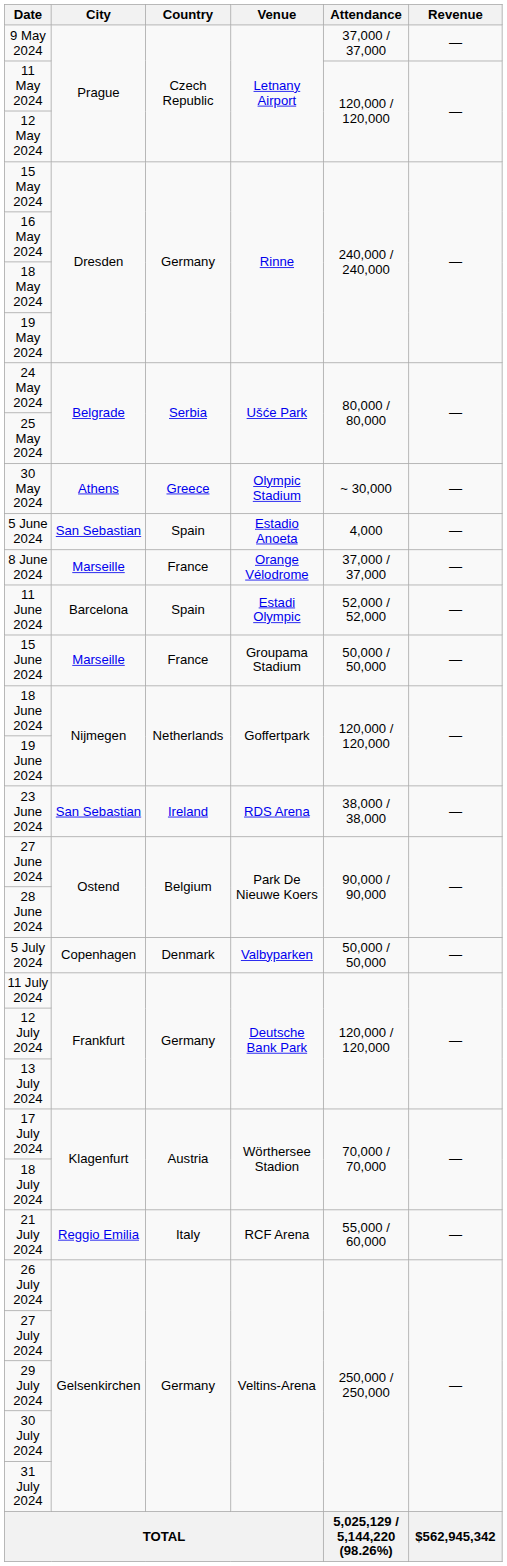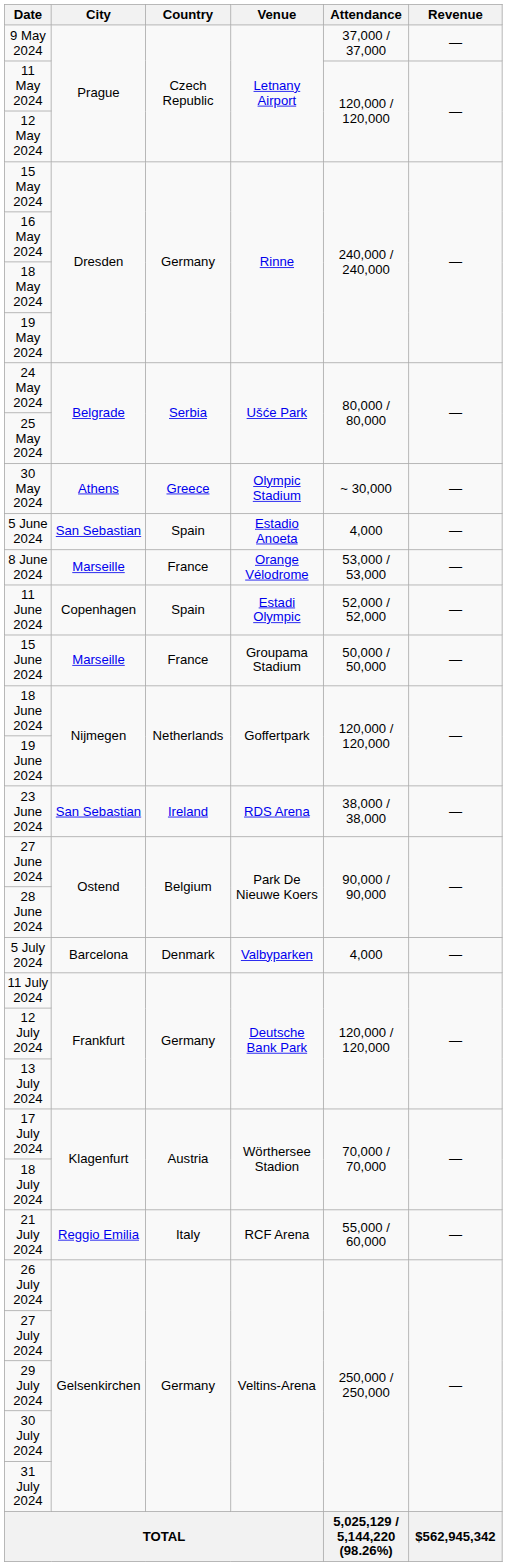(366, 567) 37,000 / 37,000 -> (366, 567) 53,000 / 53,000
(98, 610) Barcelona -> (98, 610) Copenhagen
(98, 955) Copenhagen -> (98, 955) Barcelona
(366, 955) 50,000 / 50,000 -> (366, 955) 4,000
